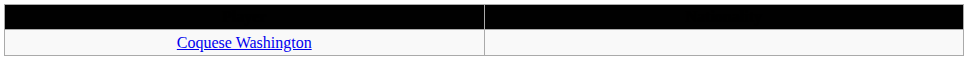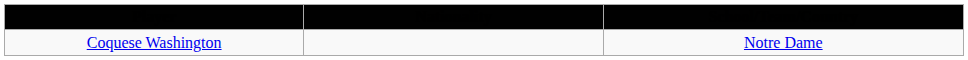+ column: (783, 17)
